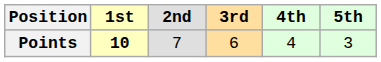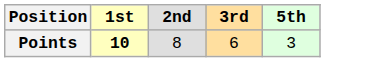- column: (291, 18)
(177, 43) 7 -> (177, 43) 8
